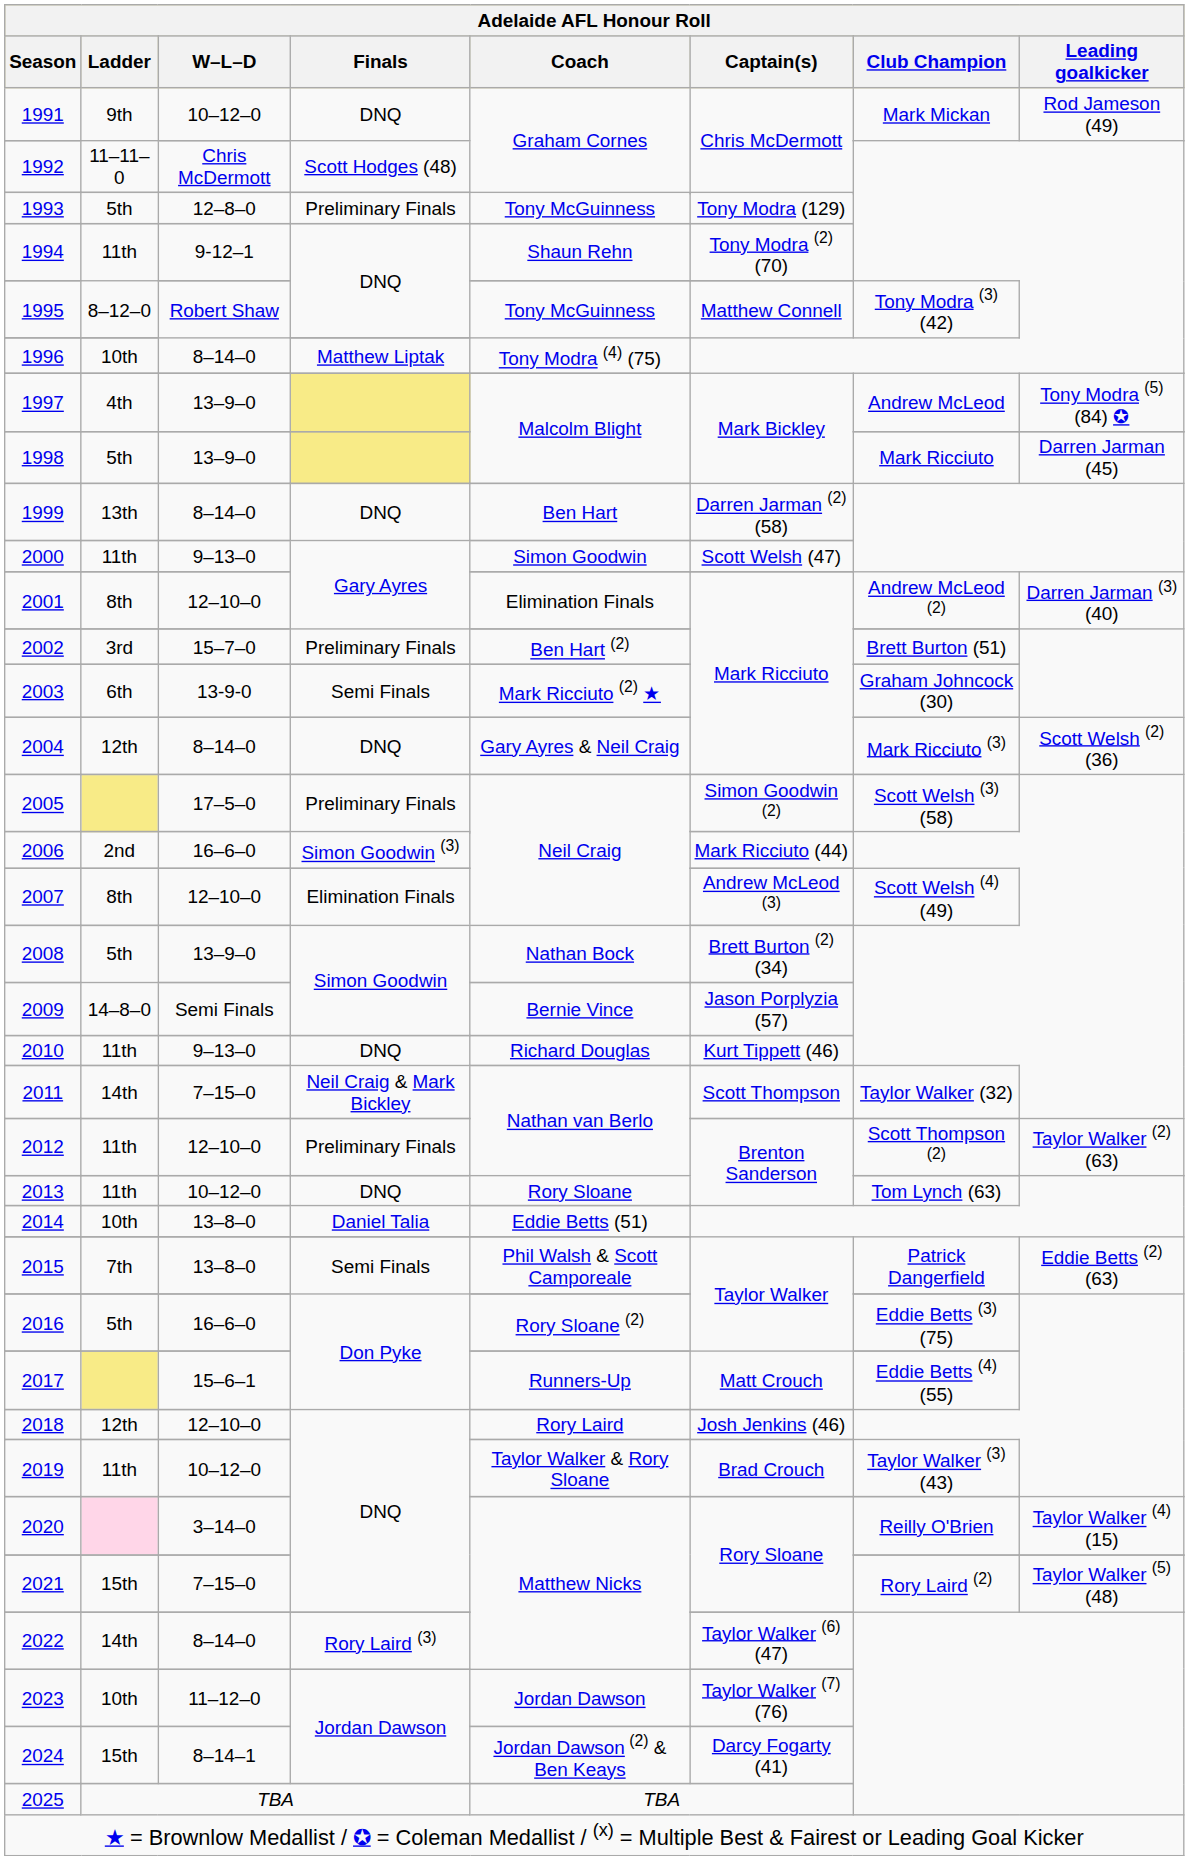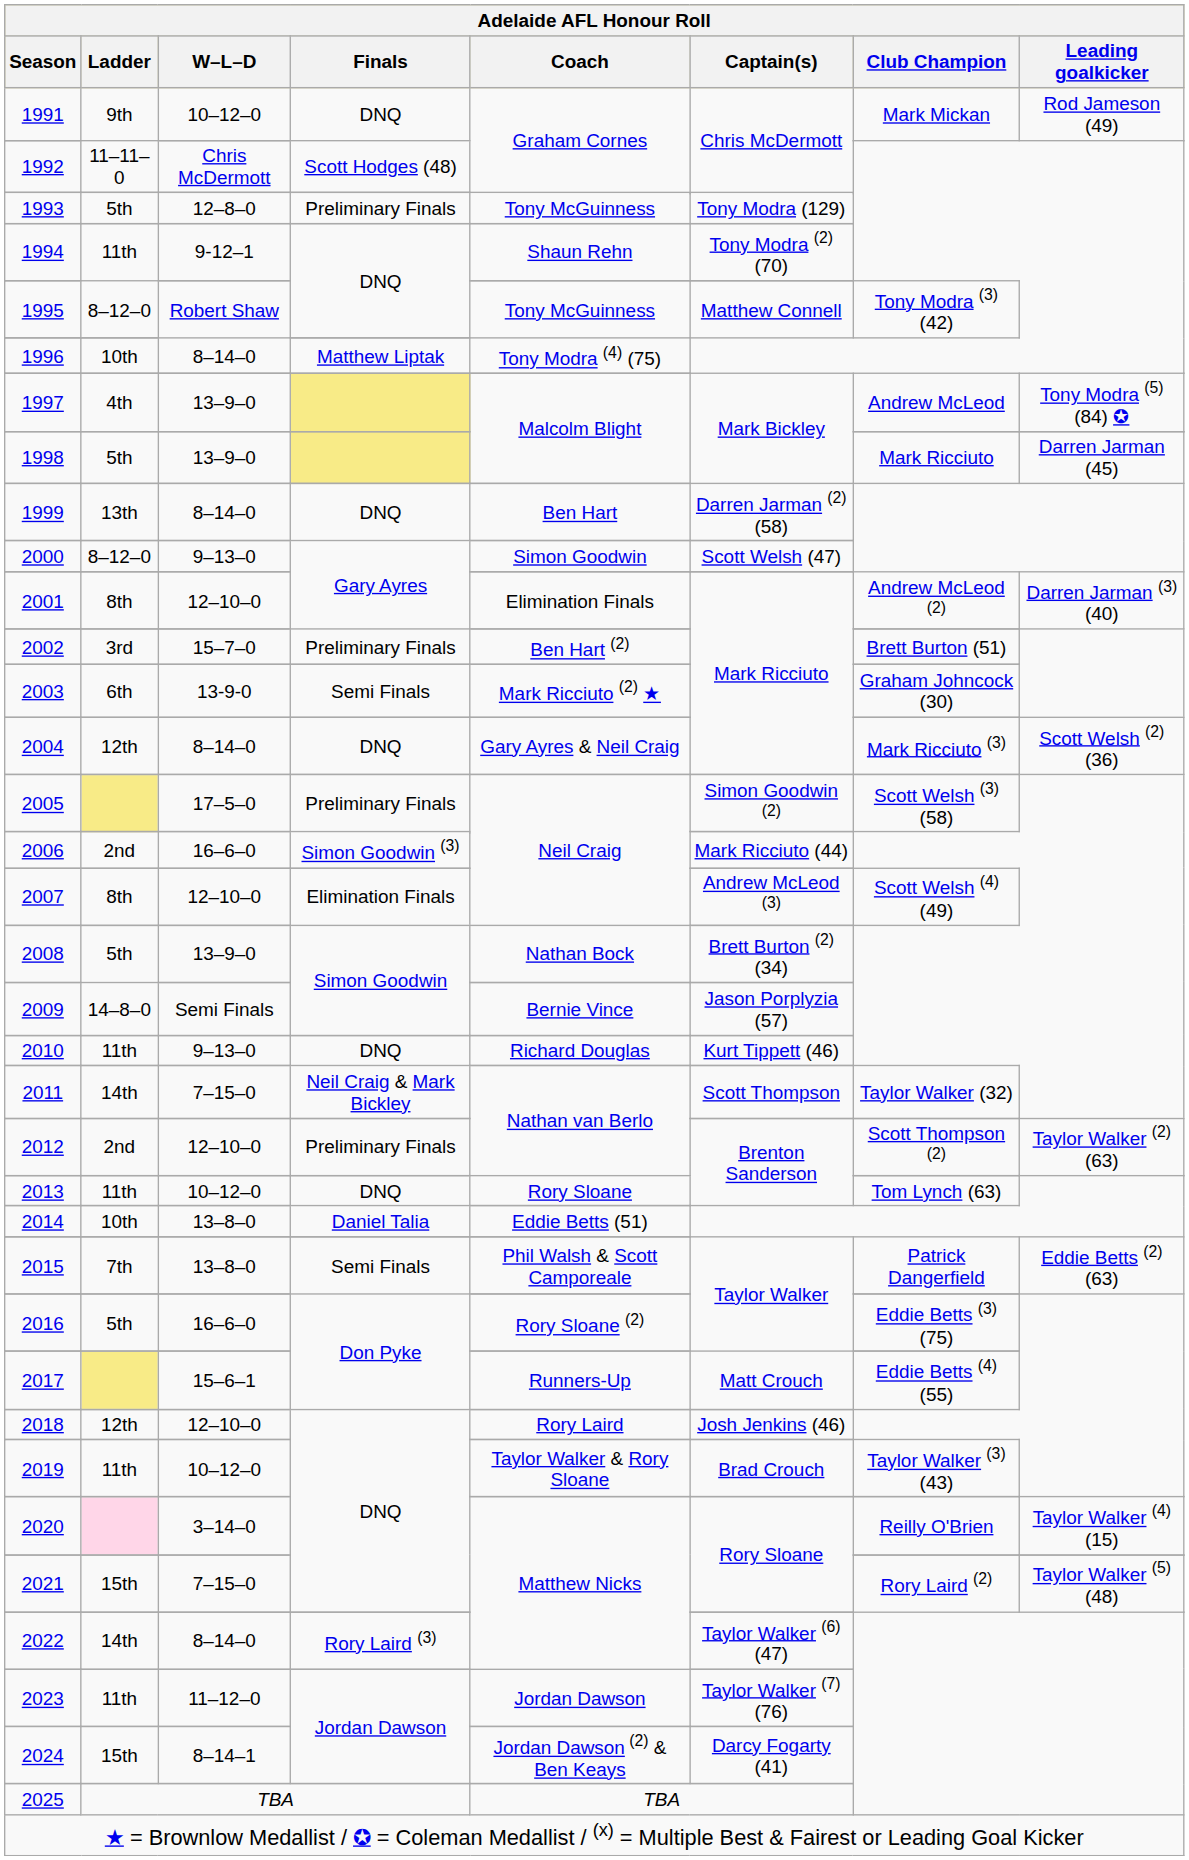(119, 556) 11th -> (119, 556) 8–12–0
(119, 1147) 11th -> (119, 1147) 2nd
(119, 1698) 10th -> (119, 1698) 11th
